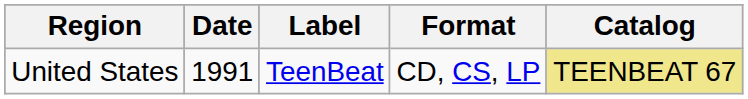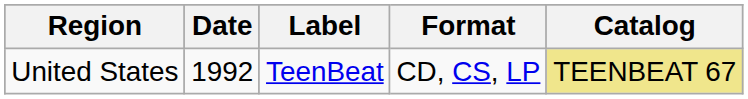(222, 70) 1991 -> (222, 70) 1992
